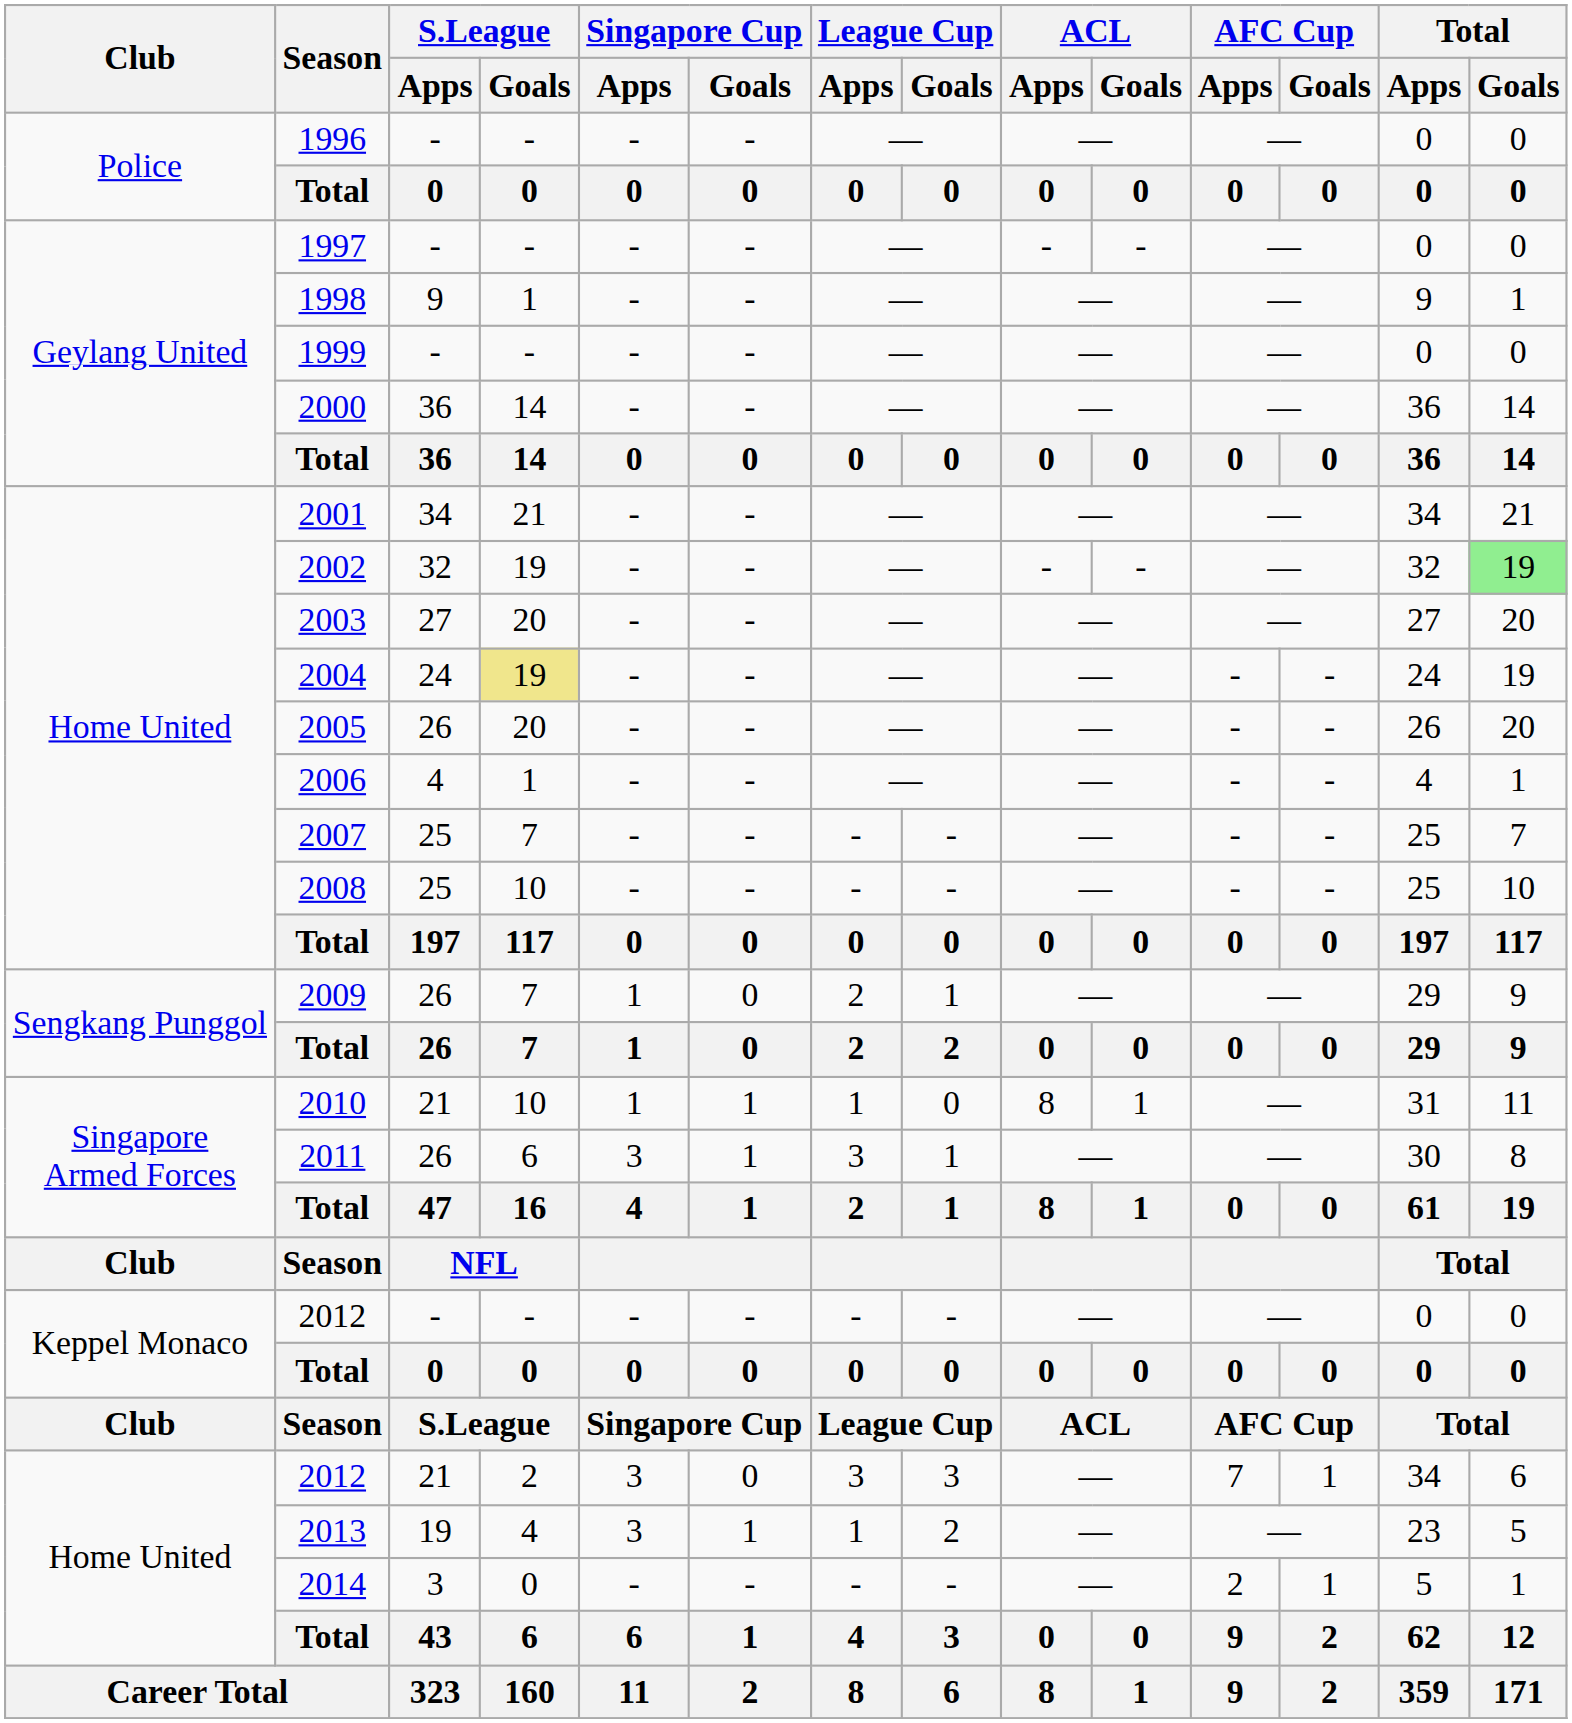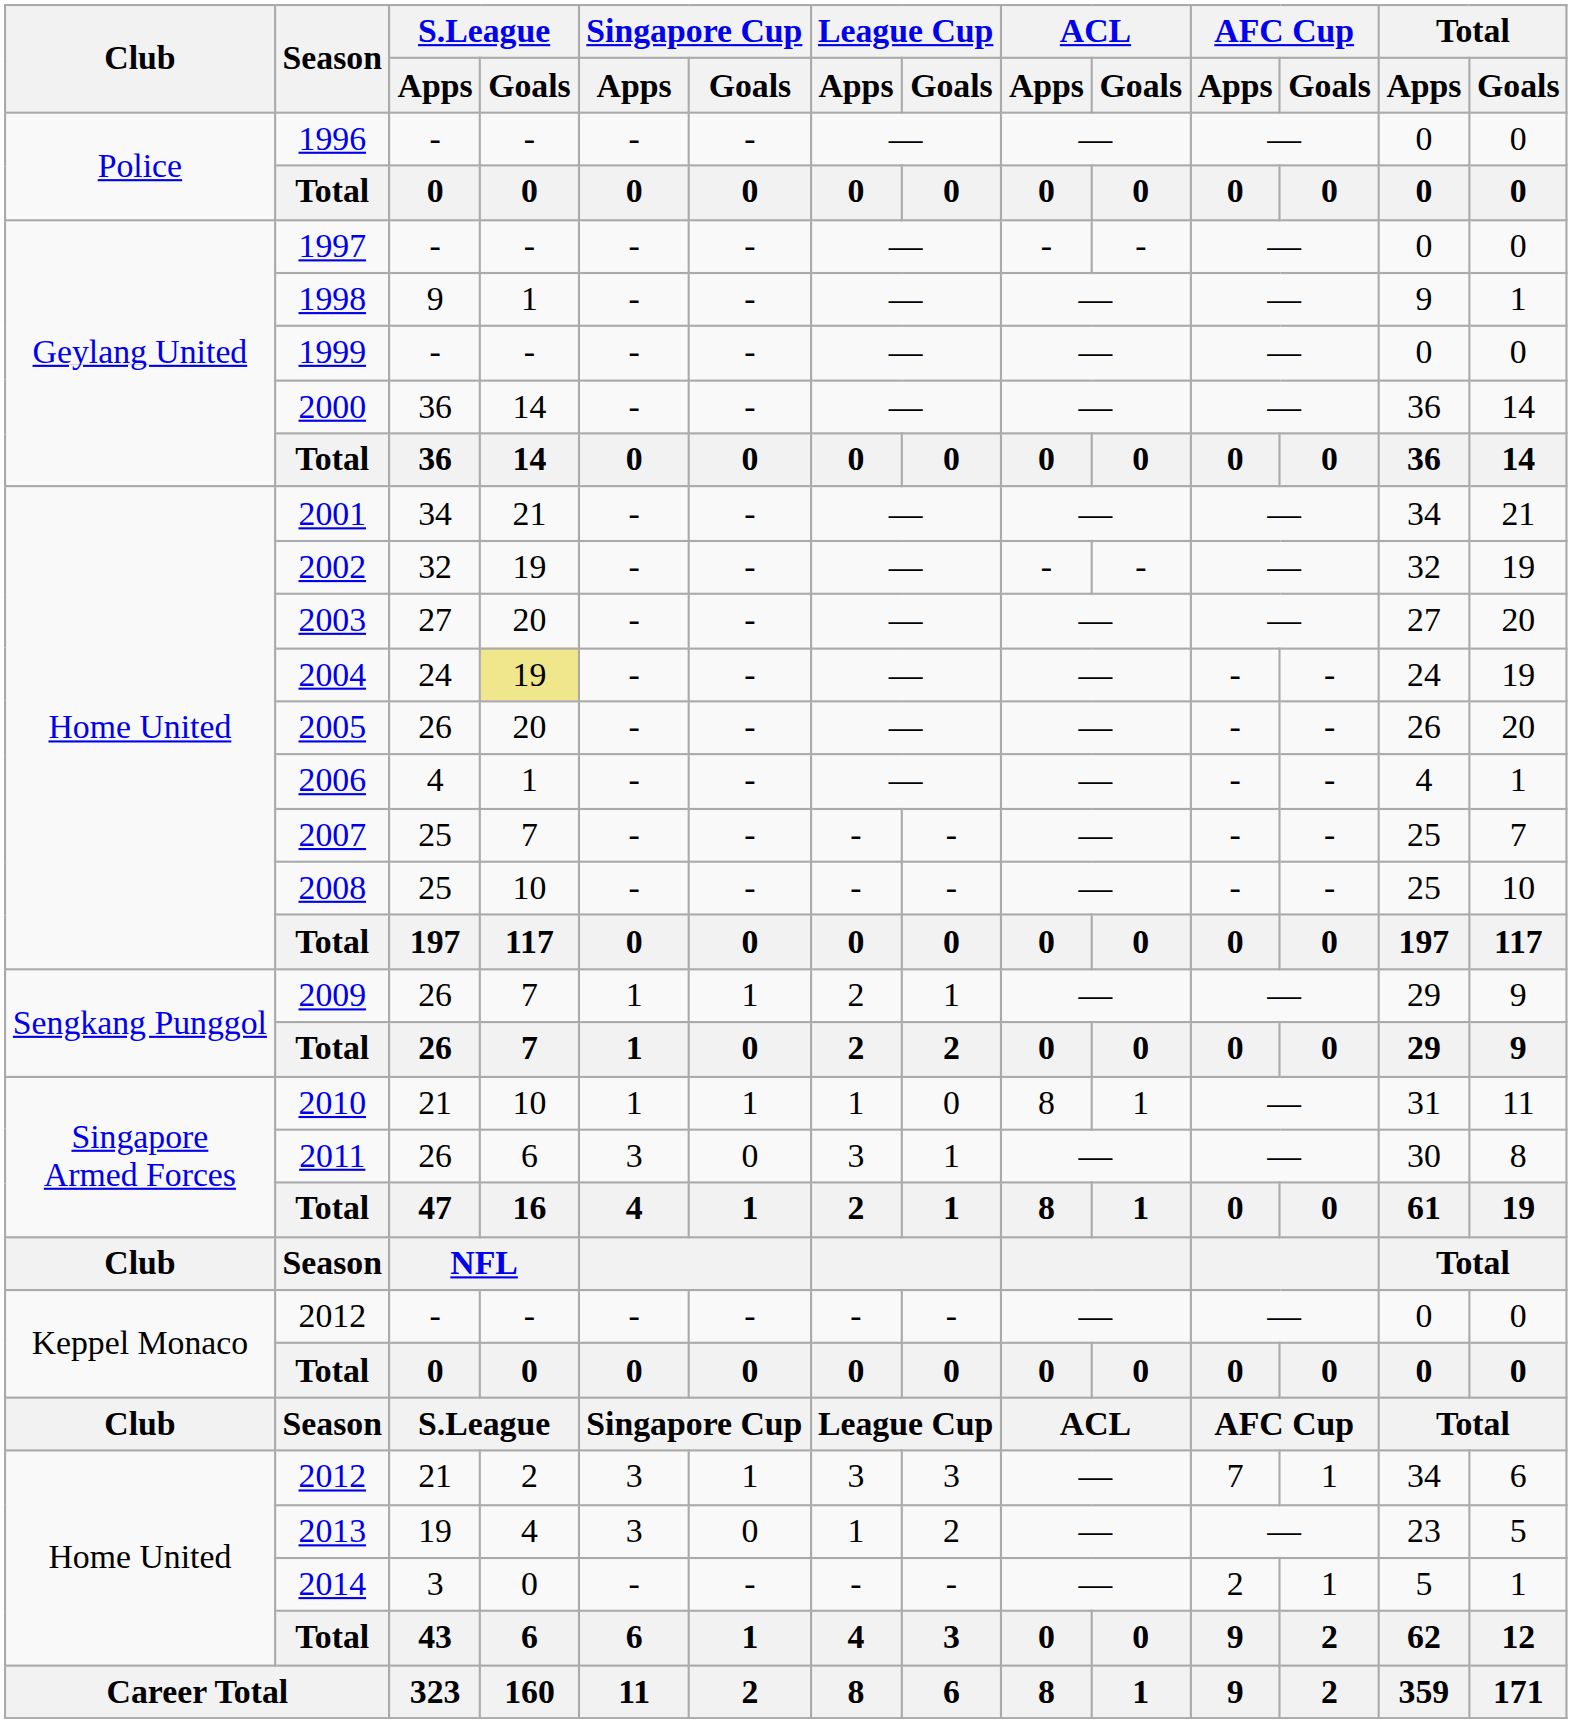(1518, 566) lightgreen background -> (1518, 566) no background
(750, 995) 0 -> (750, 995) 1
(750, 1155) 1 -> (750, 1155) 0
(750, 1476) 0 -> (750, 1476) 1
(750, 1530) 1 -> (750, 1530) 0
